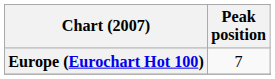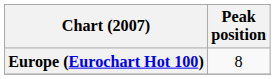(239, 61) 7 -> (239, 61) 8
